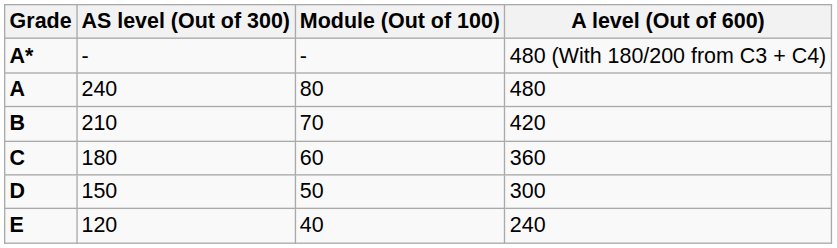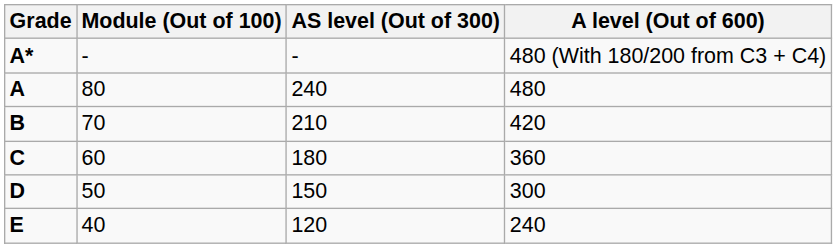columns swapped: (400, 21) <-> (186, 21)
